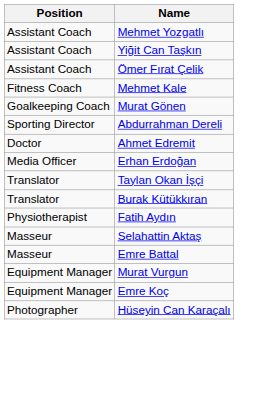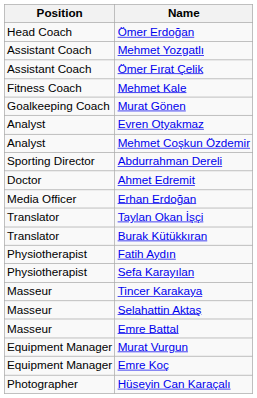+ row: (156, 32)
- row: (160, 50)
+ row: (161, 124)
+ row: (184, 143)
+ row: (156, 273)
+ row: (160, 291)
